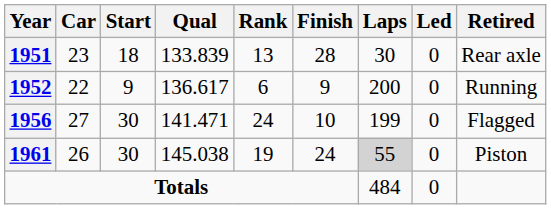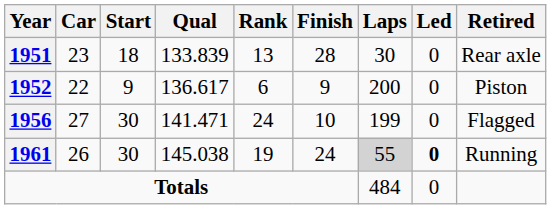(501, 87) Running -> (501, 87) Piston
(434, 154) normal -> (434, 154) bold
(501, 154) Piston -> (501, 154) Running
